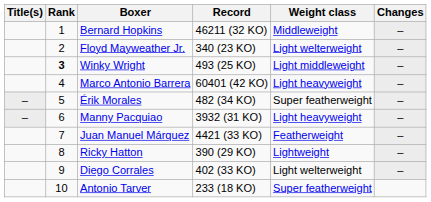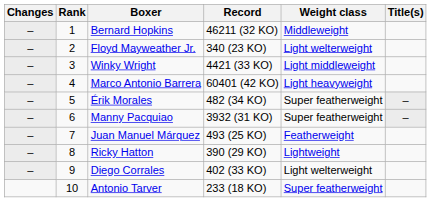columns swapped: (400, 13) <-> (25, 13)
(61, 65) bold -> (72, 65) normal
(226, 65) 493 (25 KO) -> (239, 65) 4421 (33 KO)
(317, 118) Light heavyweight -> (333, 118) Super featherweight
(229, 135) 4421 (33 KO) -> (236, 135) 493 (25 KO)
